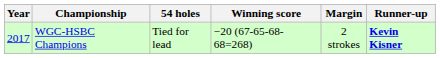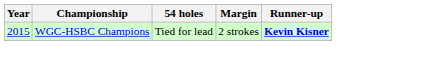- column: (266, 13)
(18, 37) 2017 -> (18, 31) 2015
